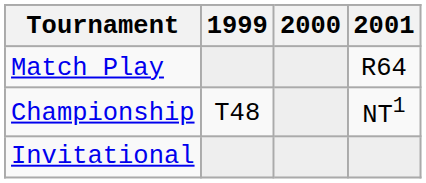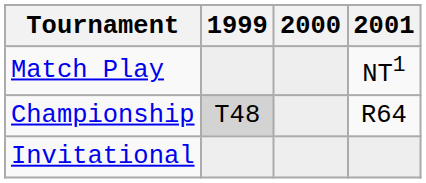(384, 67) R64 -> (384, 71) NT1
(237, 112) no background -> (237, 115) lightgrey background
(384, 112) NT1 -> (384, 115) R64
